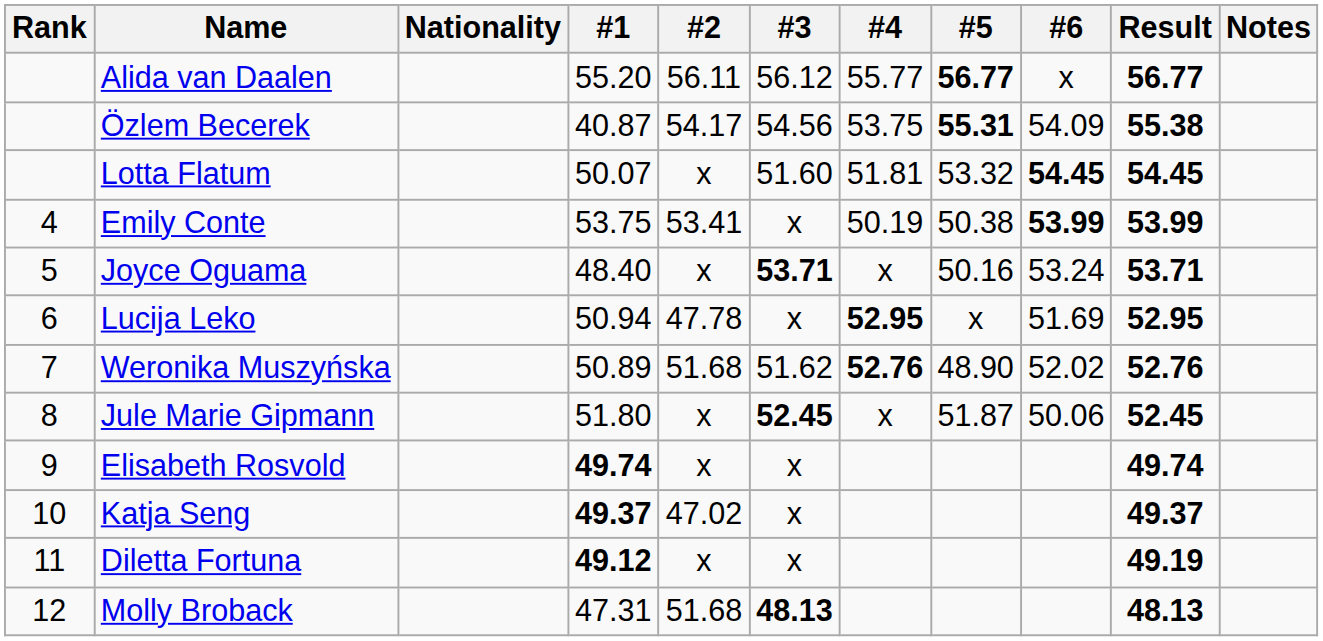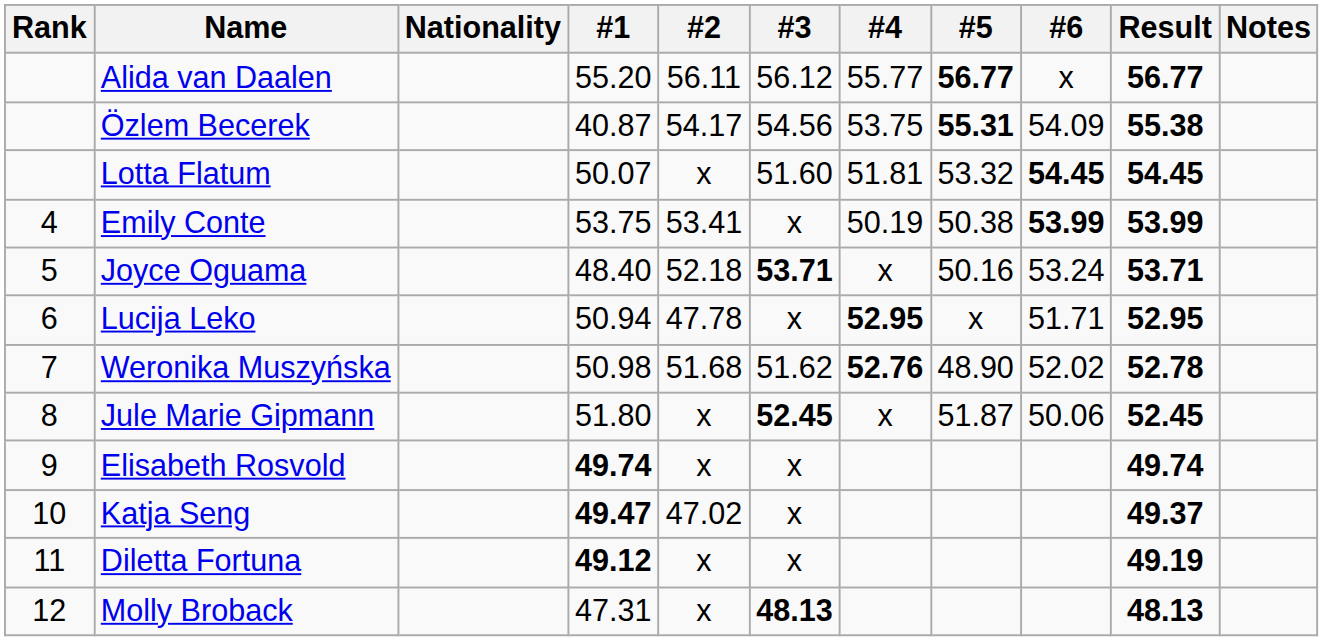(704, 271) x -> (704, 271) 52.18
(1066, 319) 51.69 -> (1066, 319) 51.71
(613, 367) 50.89 -> (613, 367) 50.98
(1165, 367) 52.76 -> (1165, 367) 52.78
(613, 513) 49.37 -> (613, 513) 49.47
(704, 610) 51.68 -> (704, 610) x
